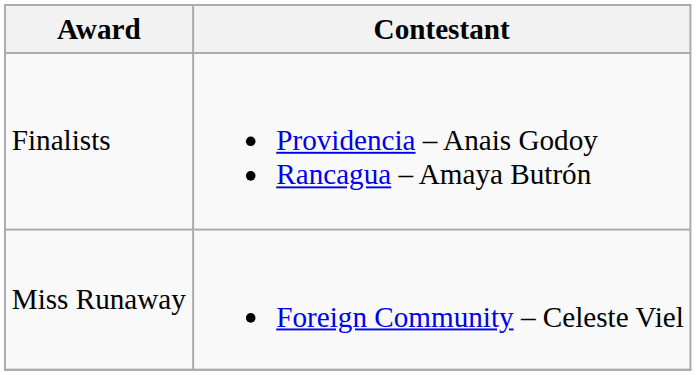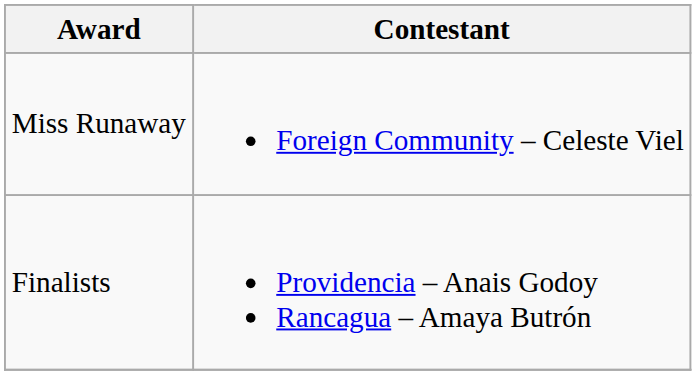rows swapped: (99, 298) <-> (61, 140)
